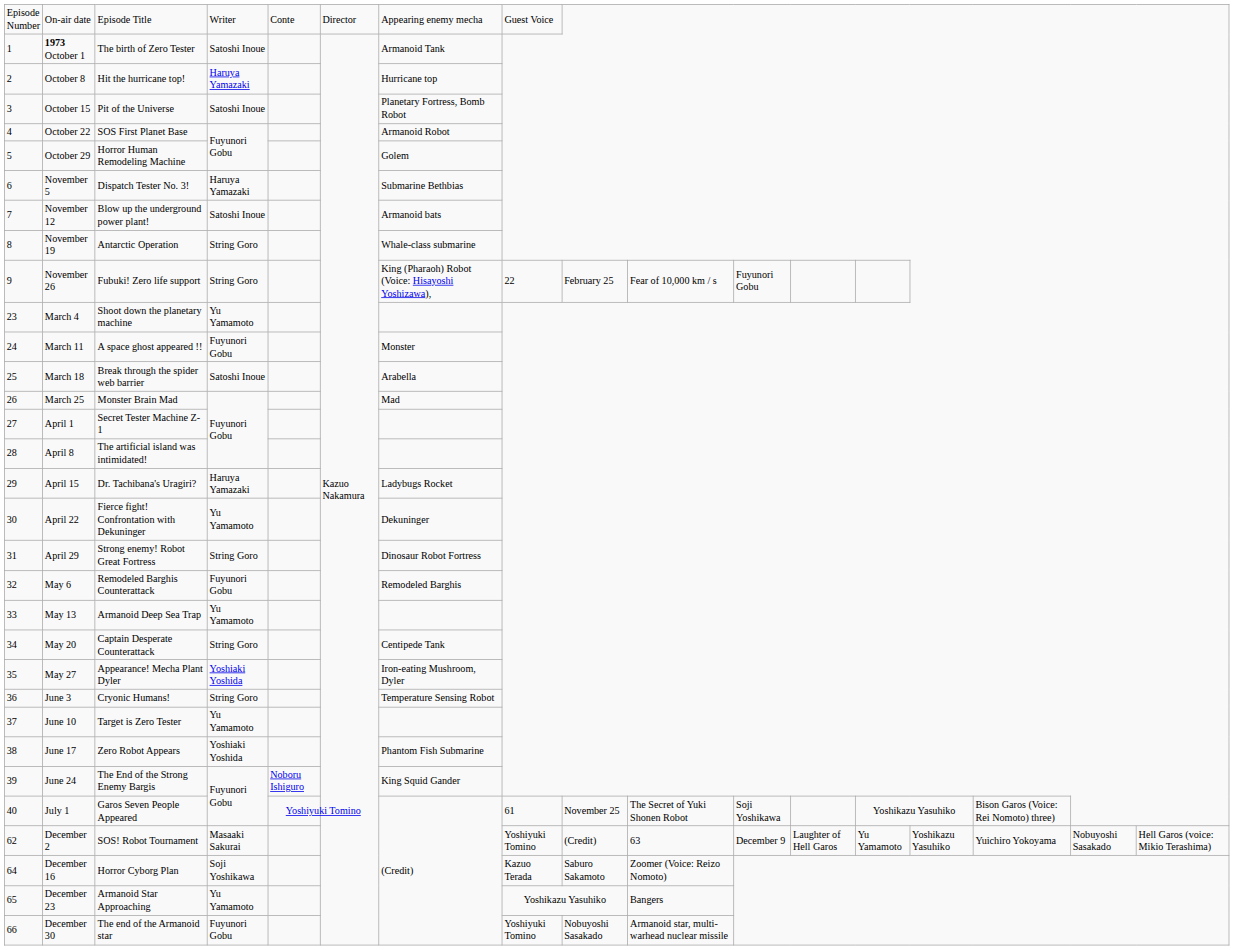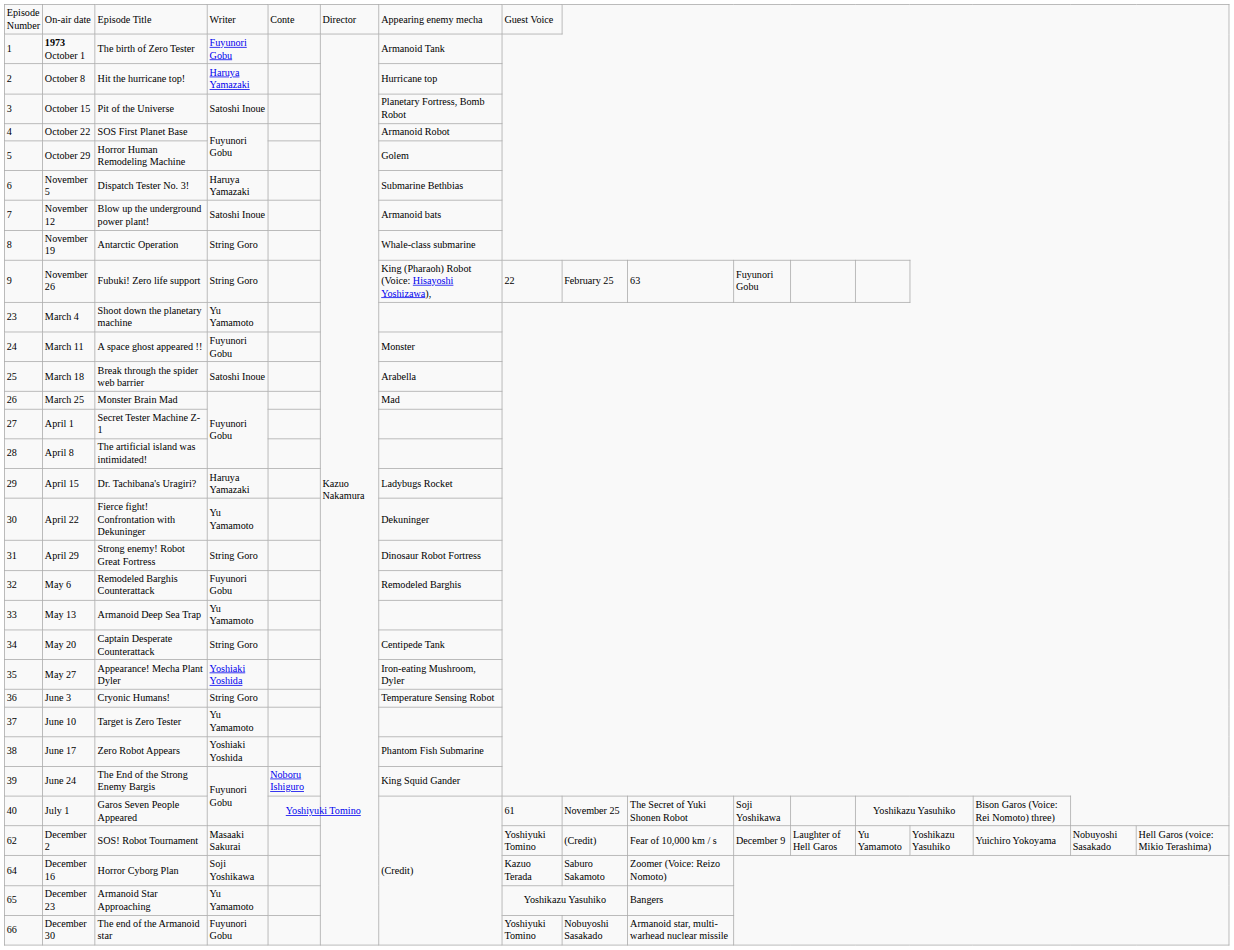(237, 49) Satoshi Inoue -> (228, 49) Fuyunori Gobu
(673, 281) Fear of 10,000 km / s -> (635, 281) 63
(635, 840) 63 -> (673, 840) Fear of 10,000 km / s
